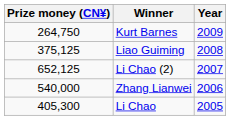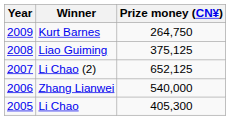columns swapped: (210, 13) <-> (59, 13)
